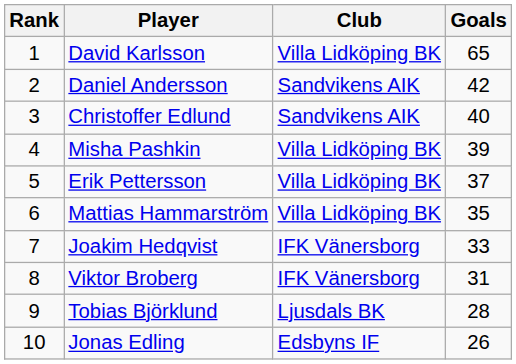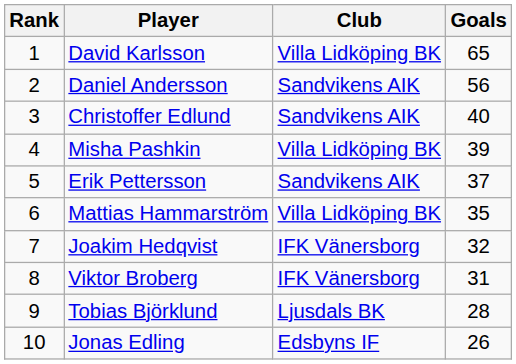(479, 85) 42 -> (479, 85) 56
(359, 181) Villa Lidköping BK -> (349, 181) Sandvikens AIK
(479, 246) 33 -> (479, 246) 32
